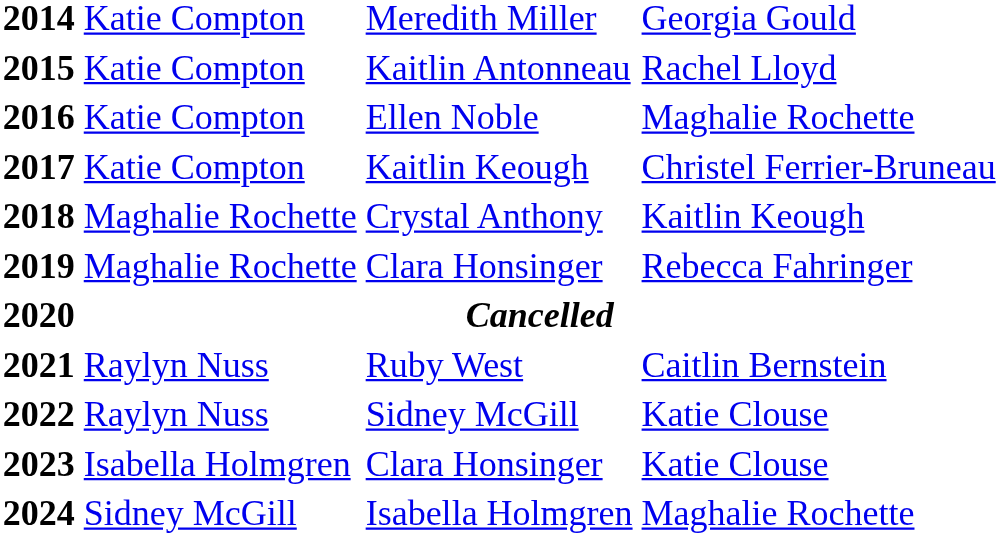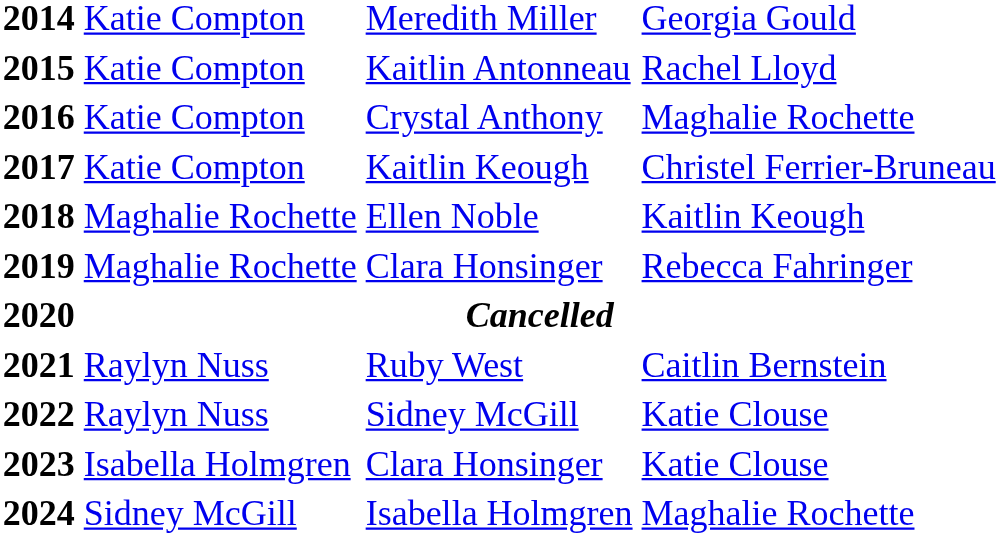(452, 117) Ellen Noble -> (484, 117) Crystal Anthony
(484, 216) Crystal Anthony -> (452, 216) Ellen Noble
